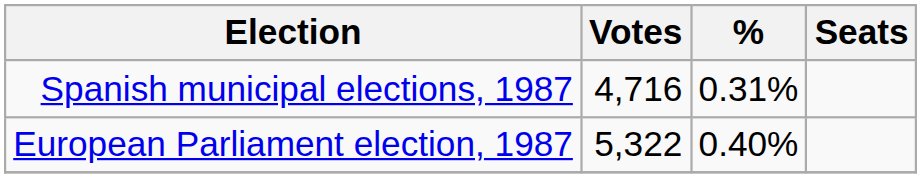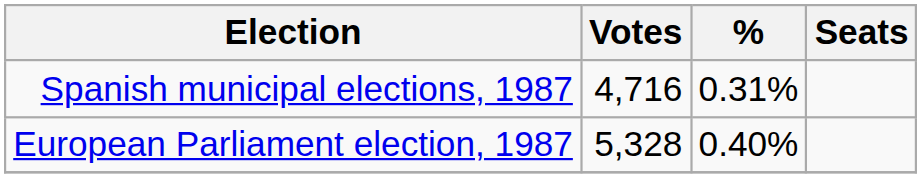(638, 144) 5,322 -> (638, 144) 5,328
